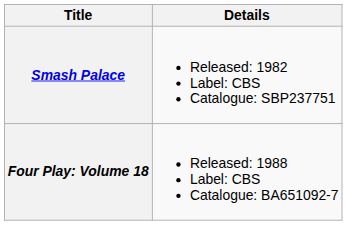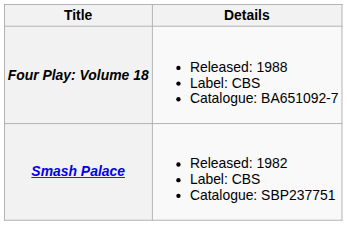rows swapped: (78, 75) <-> (78, 171)
